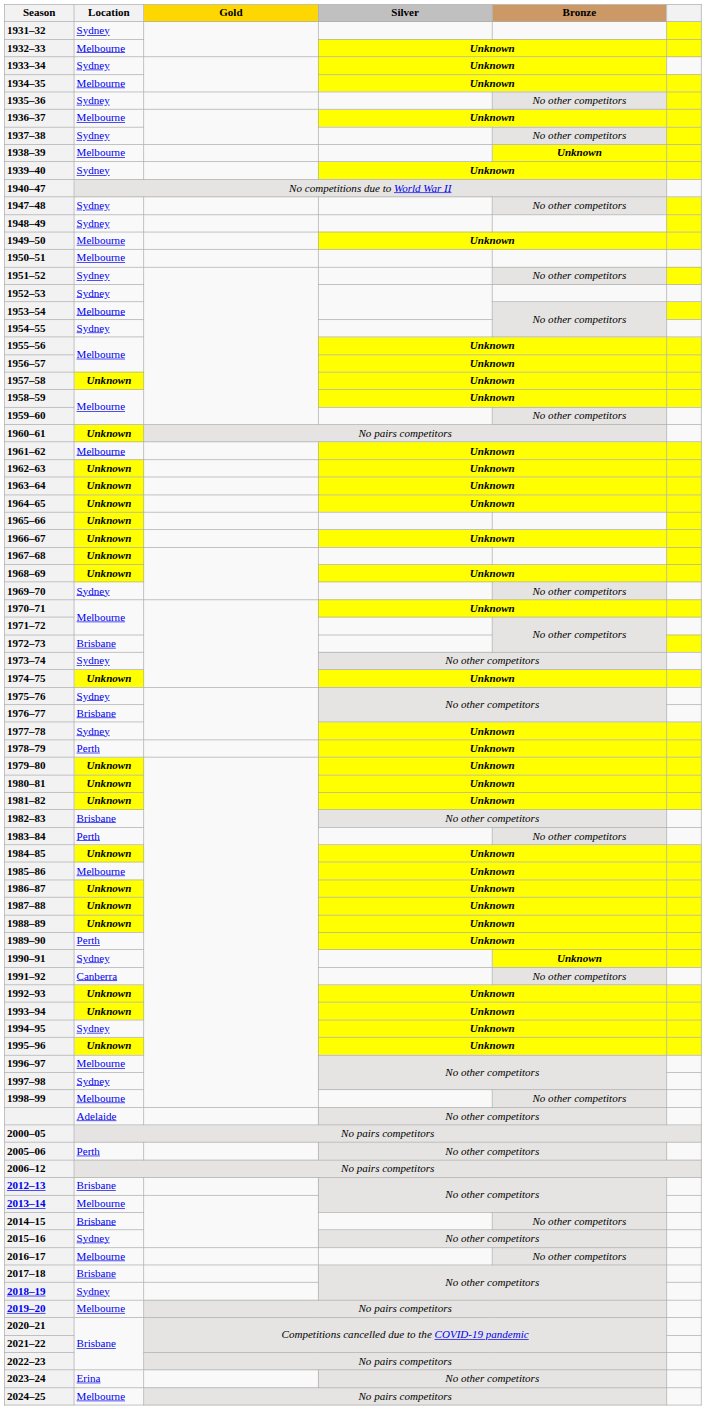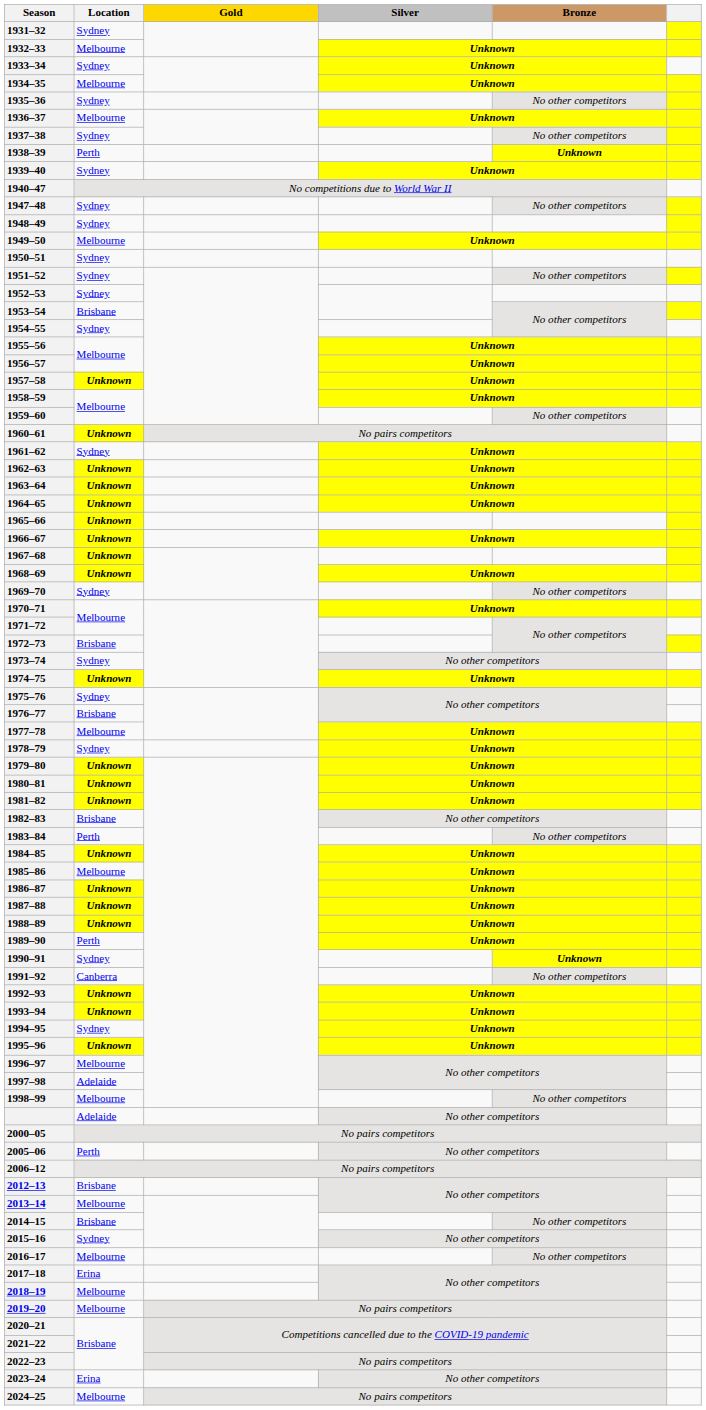(101, 153) Melbourne -> (88, 153) Perth
(101, 258) Melbourne -> (93, 258) Sydney
(101, 310) Melbourne -> (96, 310) Brisbane
(101, 450) Melbourne -> (93, 450) Sydney
(93, 731) Sydney -> (101, 731) Melbourne
(88, 748) Perth -> (93, 748) Sydney
(93, 1081) Sydney -> (97, 1081) Adelaide
(96, 1273) Brisbane -> (89, 1273) Erina
(93, 1291) Sydney -> (101, 1291) Melbourne
